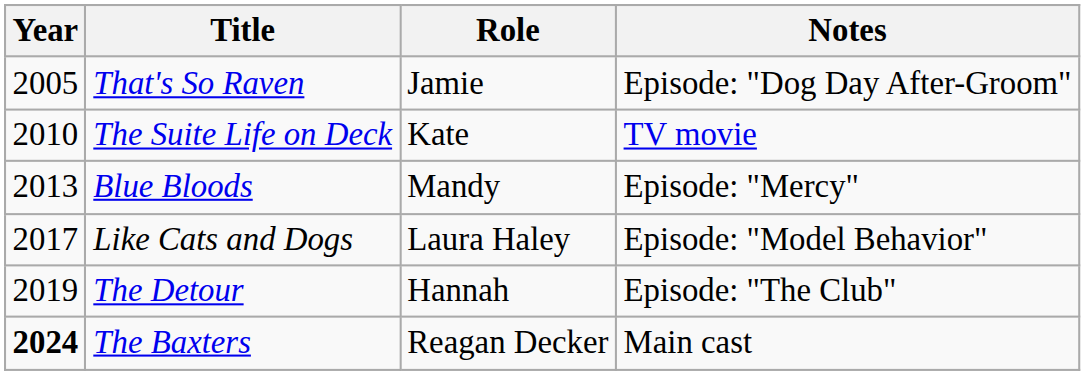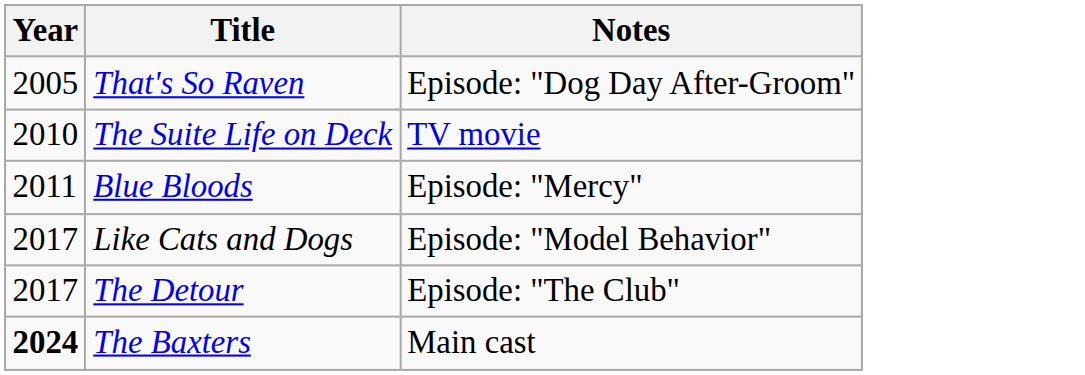- column: (508, 30)
(45, 186) 2013 -> (45, 186) 2011
(45, 290) 2019 -> (45, 290) 2017
